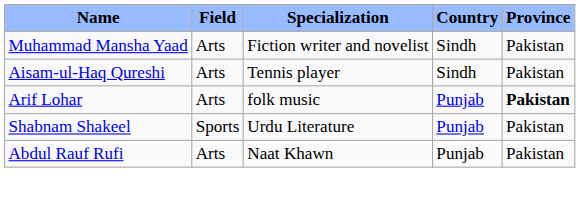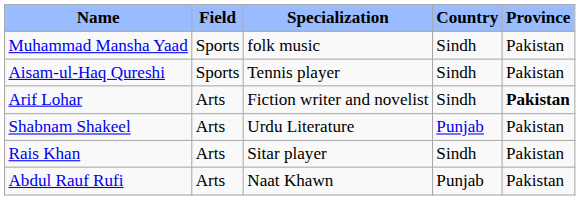(210, 45) Arts -> (218, 45) Sports
(338, 45) Fiction writer and novelist -> (284, 45) folk music
(210, 72) Arts -> (218, 72) Sports
(284, 99) folk music -> (338, 99) Fiction writer and novelist
(460, 99) Punjab -> (456, 99) Sindh
(218, 126) Sports -> (210, 126) Arts
+ row: (44, 153)
